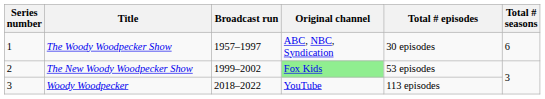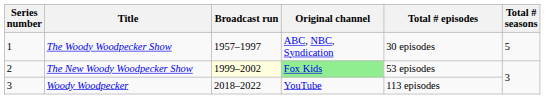(507, 46) 6 -> (507, 46) 5
(237, 69) no background -> (237, 69) lightyellow background
